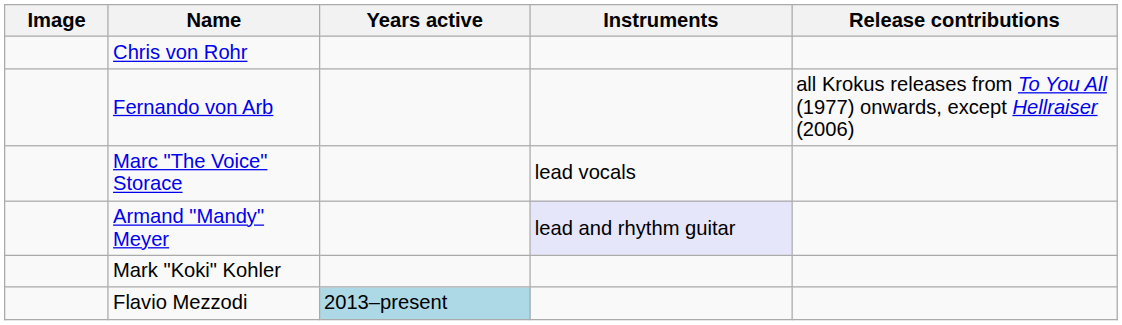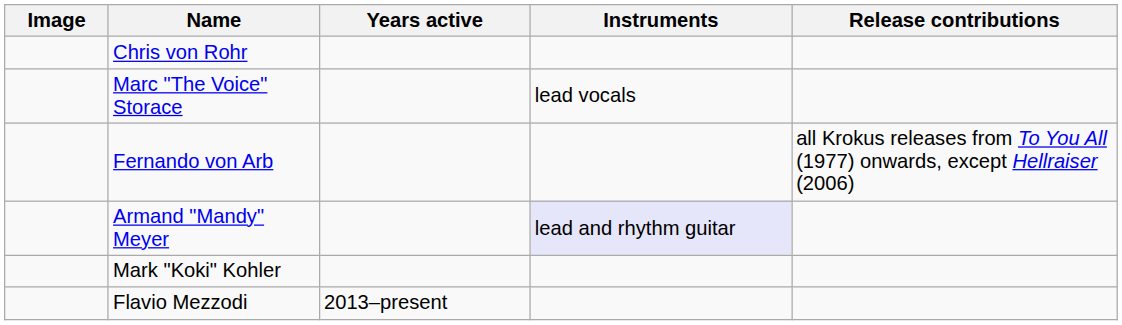rows swapped: (193, 107) <-> (190, 173)
(386, 303) lightblue background -> (386, 303) no background
